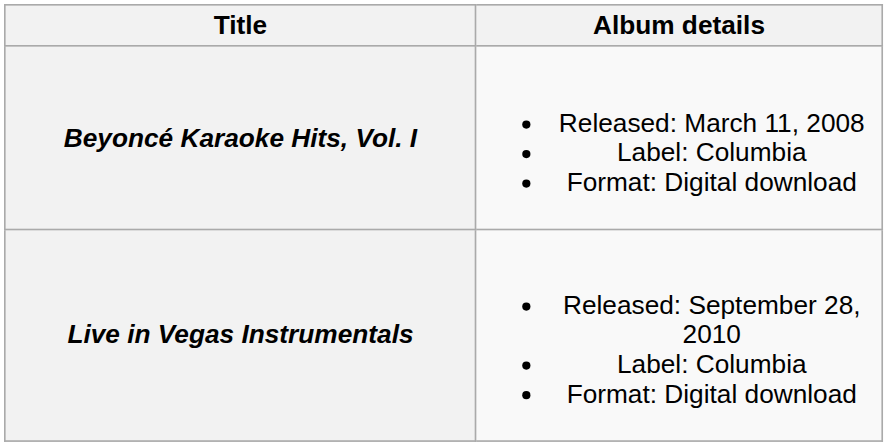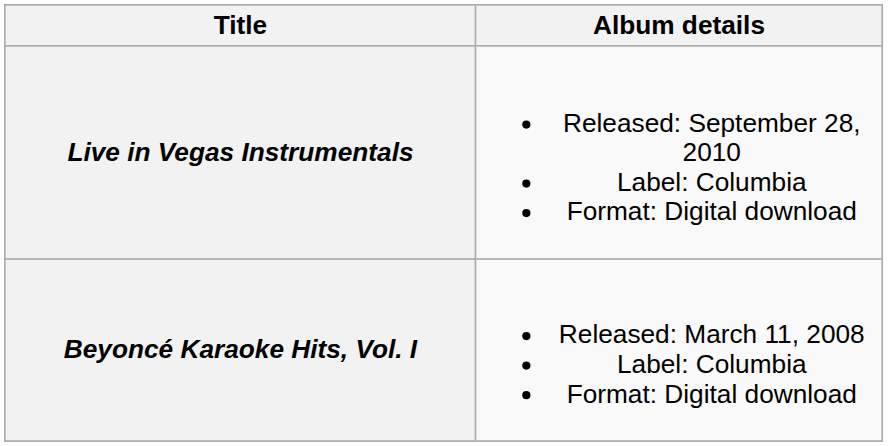rows swapped: (240, 137) <-> (240, 334)
